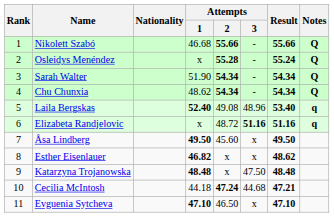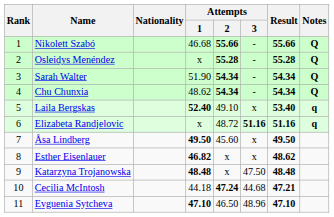(284, 60) 55.24 -> (284, 60) 55.28
(227, 108) 49.08 -> (227, 108) 49.10
(254, 108) 48.96 -> (254, 108) x
(254, 204) x -> (254, 204) 48.96
